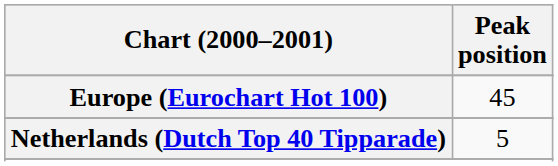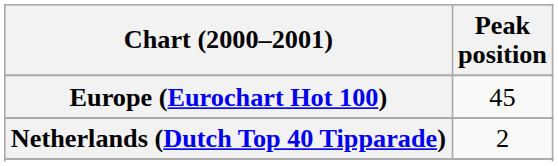(502, 138) 5 -> (502, 138) 2
